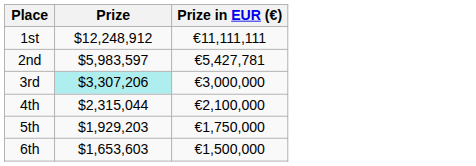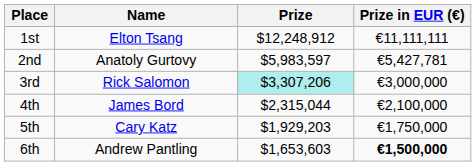+ column: (146, 15)
(230, 149) normal -> (412, 149) bold
